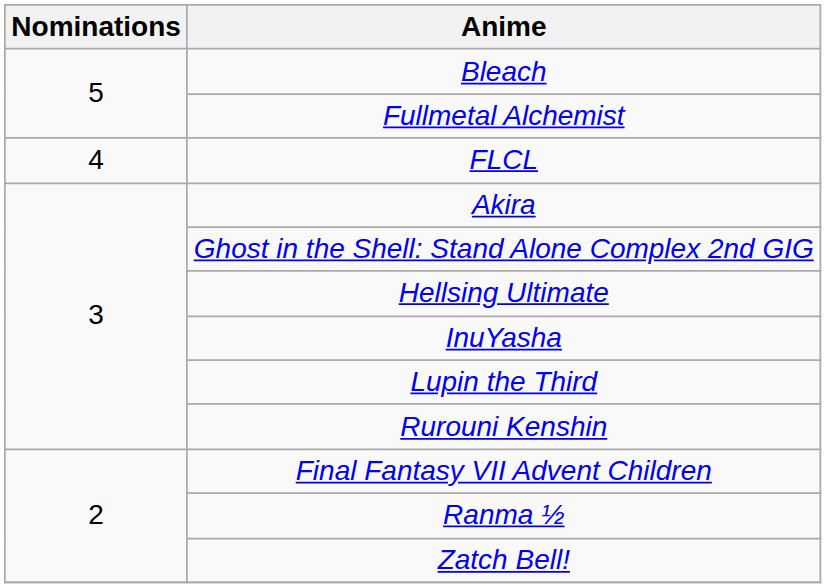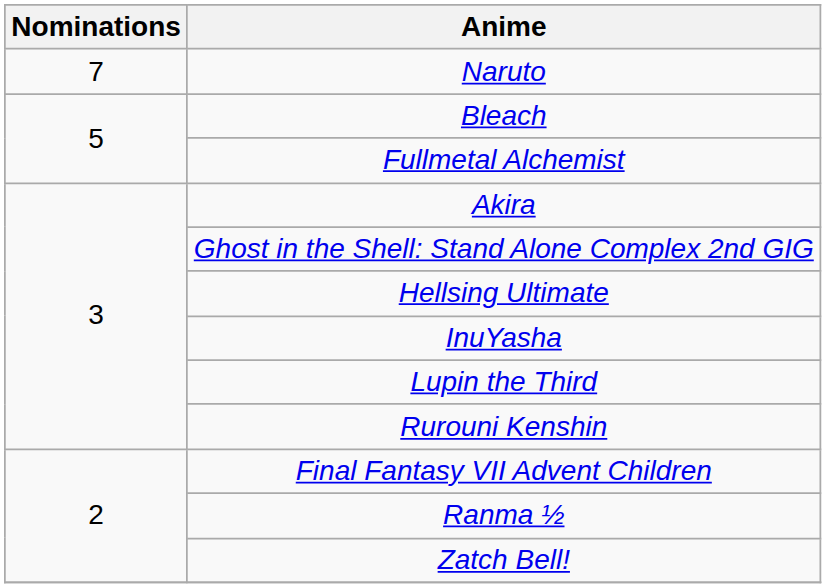+ row: (504, 71)
- row: (504, 159)
